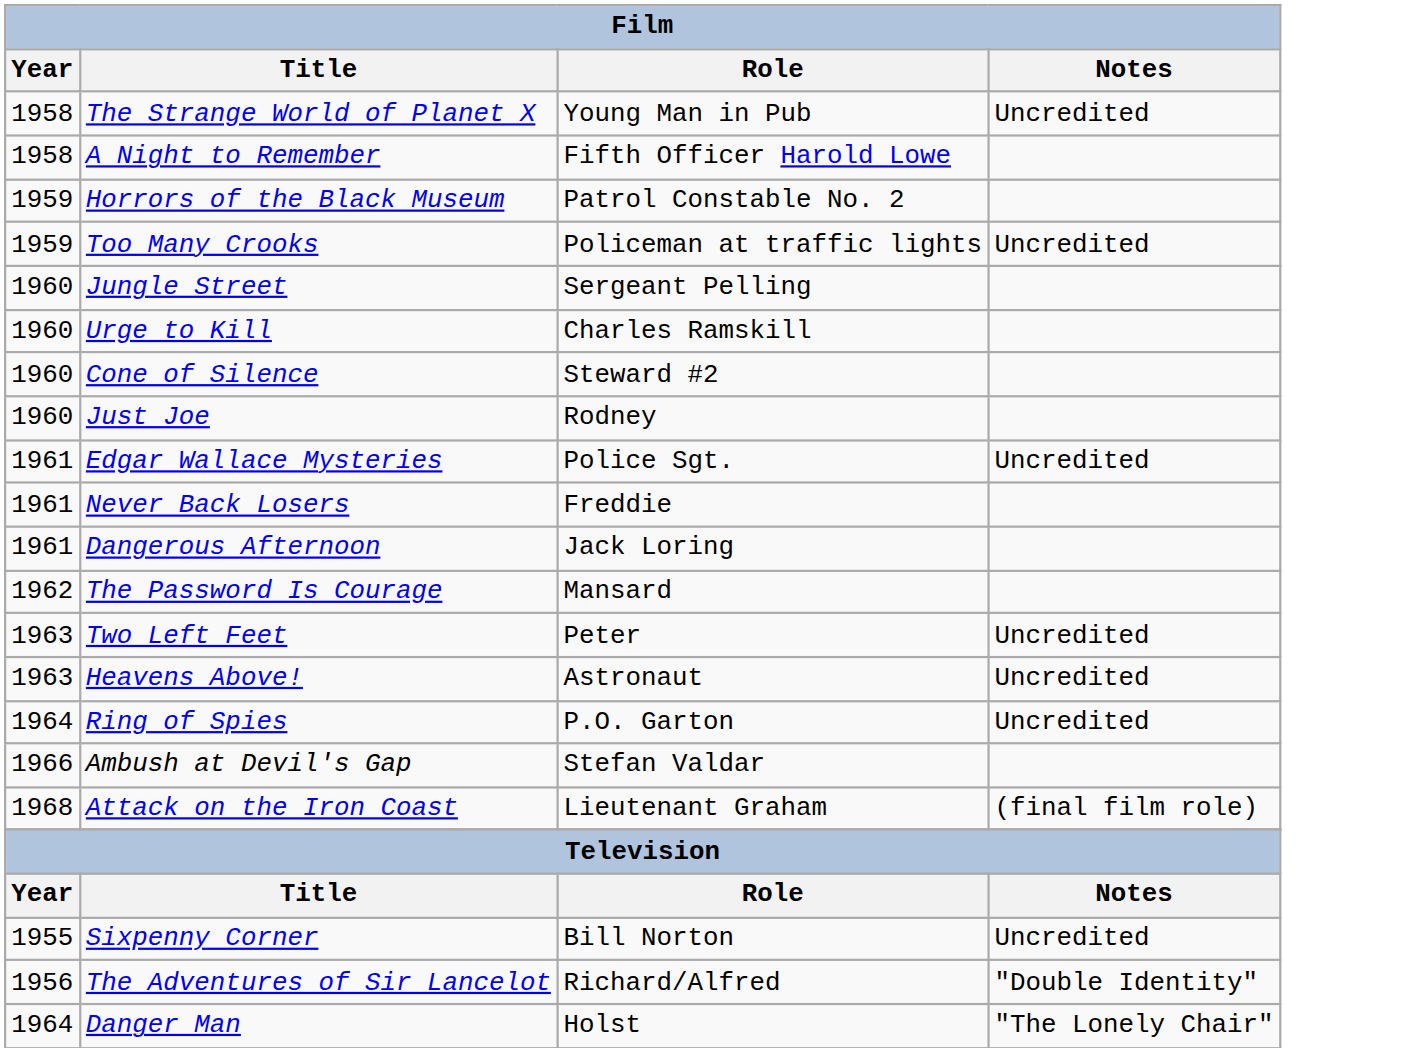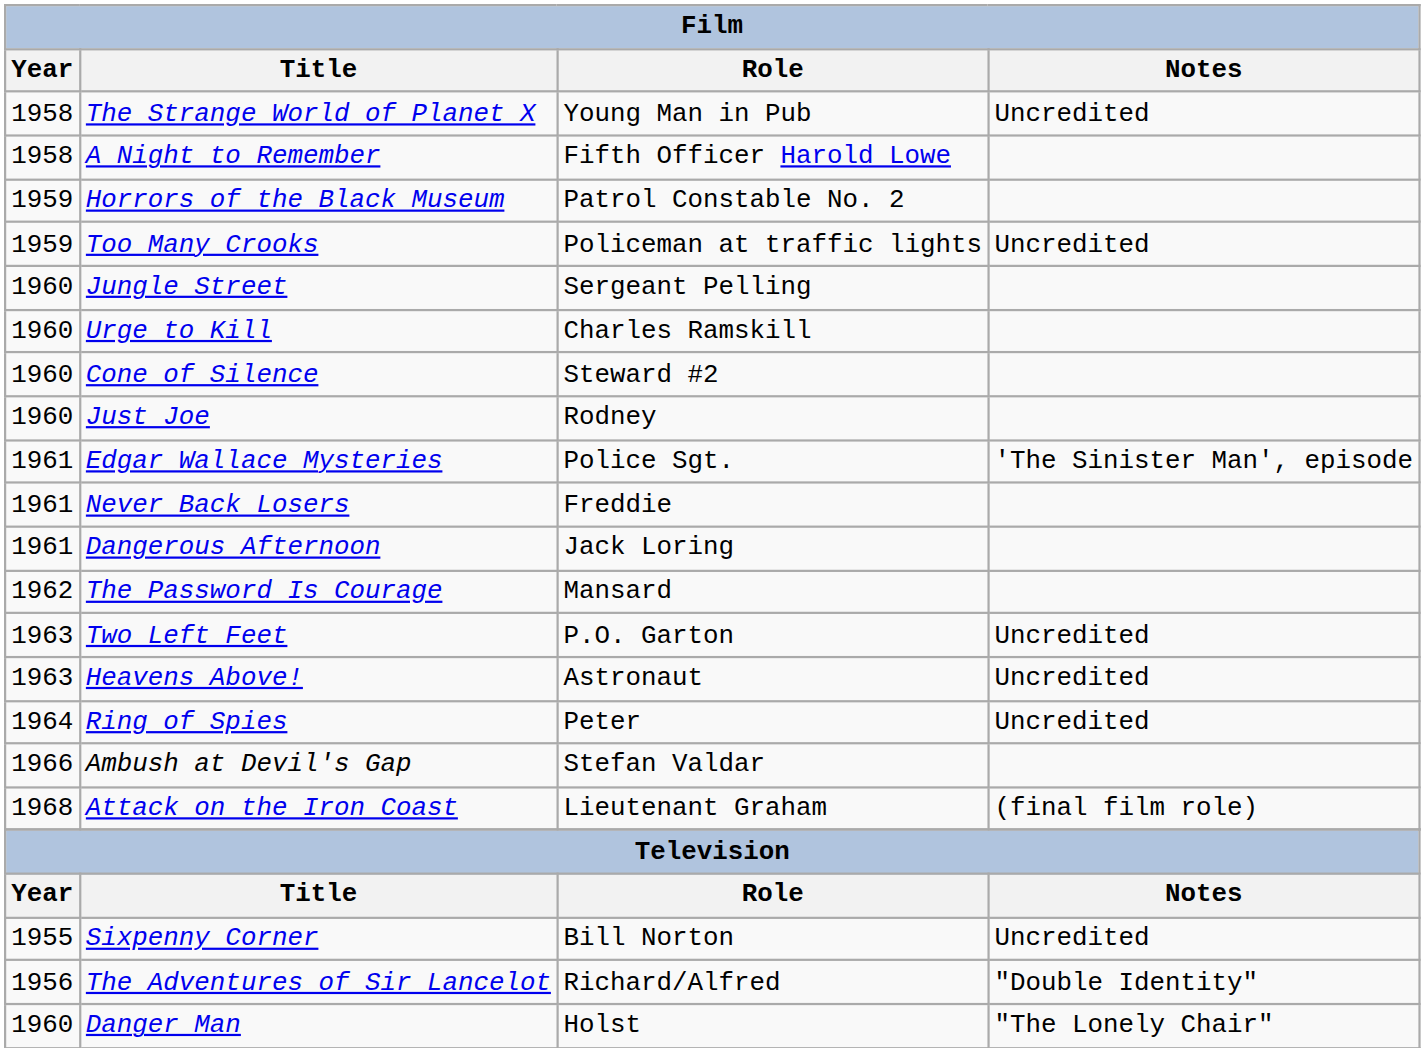(1072, 461) Uncredited -> (1204, 461) 'The Sinister Man', episode
(602, 635) Peter -> (649, 635) P.O. Garton
(649, 722) P.O. Garton -> (602, 722) Peter
(42, 1026) 1964 -> (42, 1026) 1960
